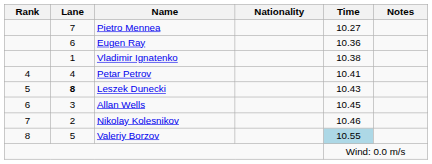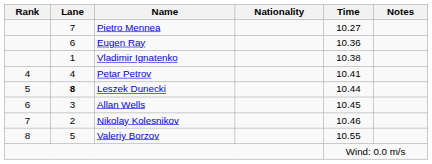(348, 89) 10.43 -> (348, 89) 10.44
(348, 136) lightblue background -> (348, 136) no background
